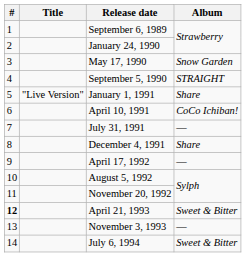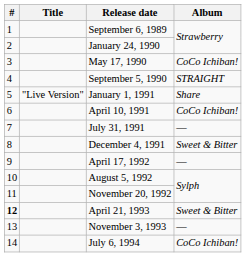(204, 62) Snow Garden -> (207, 62) CoCo Ichiban!
(188, 144) Share -> (207, 144) Sweet & Bitter
(207, 243) Sweet & Bitter -> (207, 243) CoCo Ichiban!
